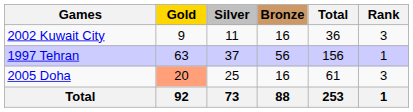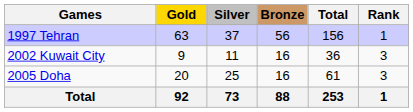rows swapped: (43, 55) <-> (56, 35)
(181, 76) lightsalmon background -> (181, 76) no background
